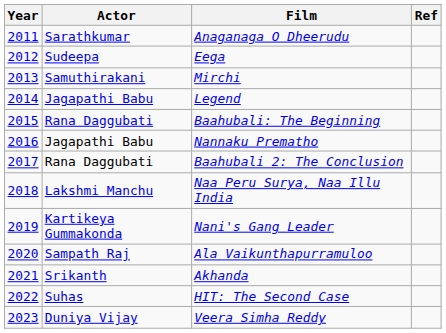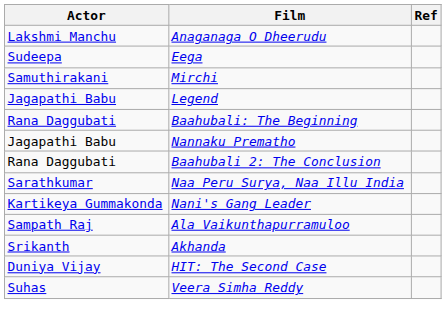- column: (23, 15)
(87, 36) Sarathkumar -> (62, 36) Lakshmi Manchu
(99, 190) Lakshmi Manchu -> (50, 183) Sarathkumar
(64, 296) Suhas -> (54, 267) Duniya Vijay
(91, 317) Duniya Vijay -> (27, 288) Suhas
